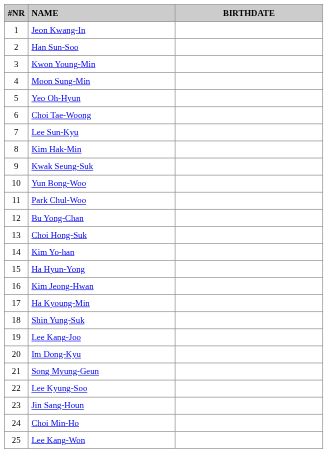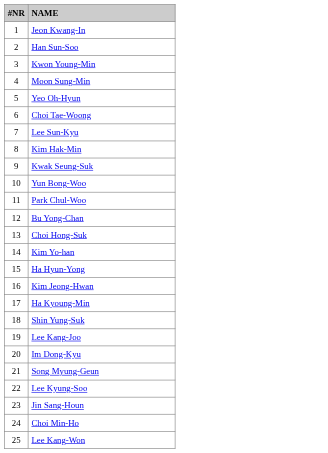- column: (249, 13)
